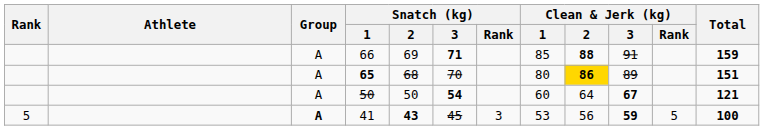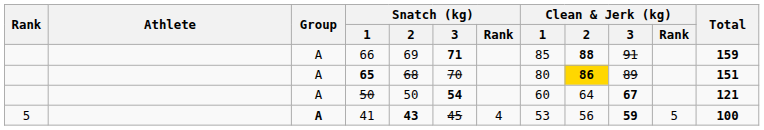(499, 115) 3 -> (499, 115) 4
